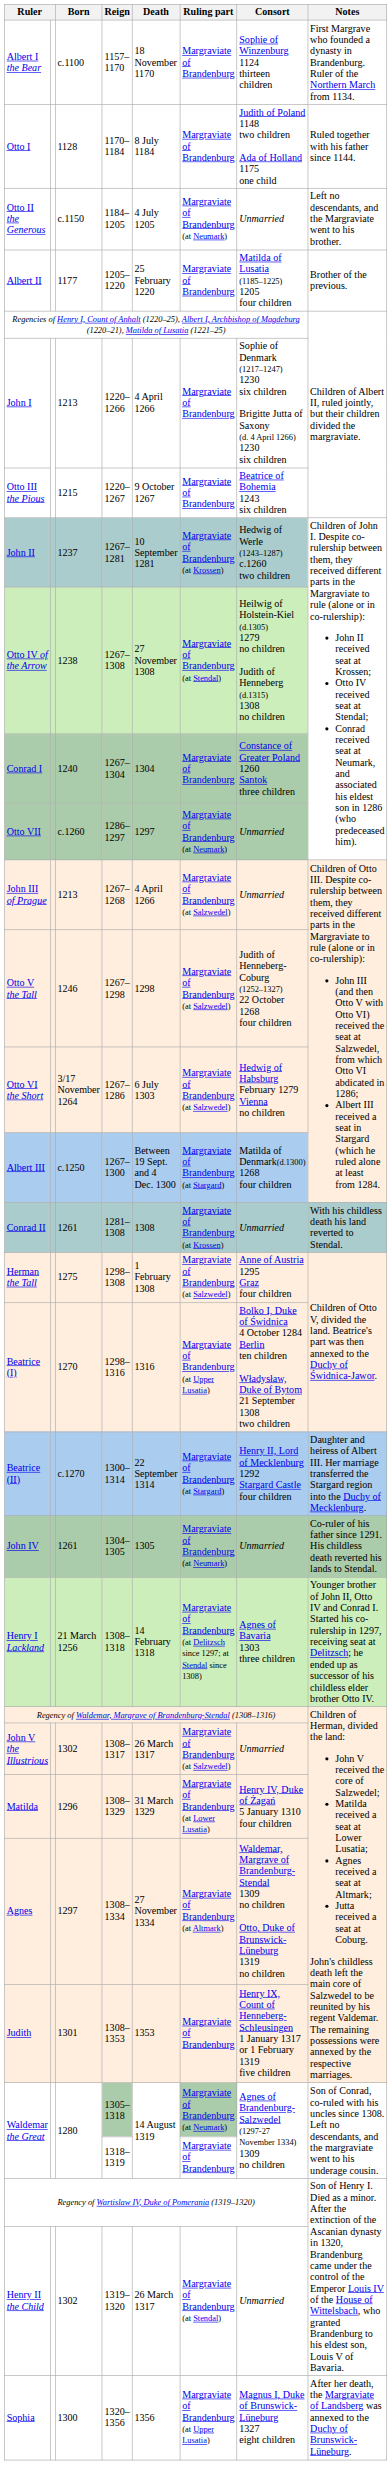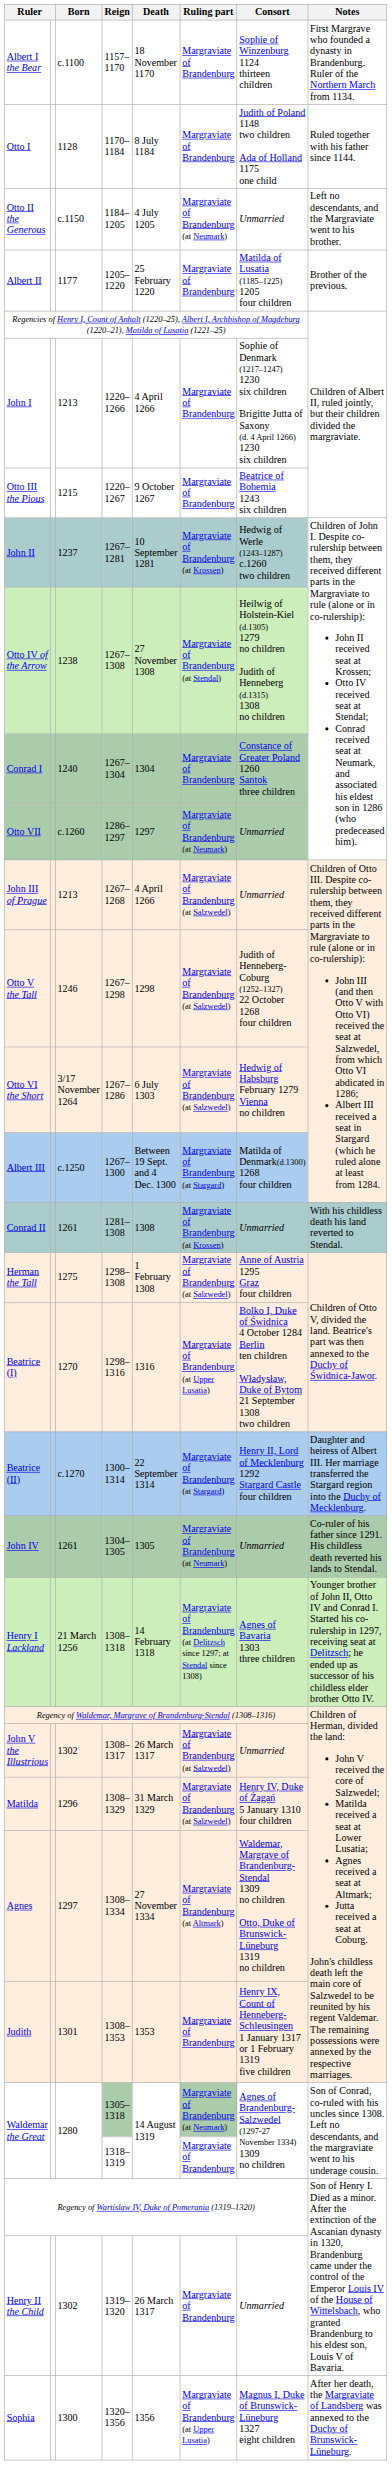(208, 1806) Margraviate of Brandenburg (at Lower Lusatia) -> (208, 1803) Margraviate of Brandenburg (at Salzwedel)
(208, 2301) Margraviate of Brandenburg (at Stendal) -> (208, 2306) Margraviate of Brandenburg
